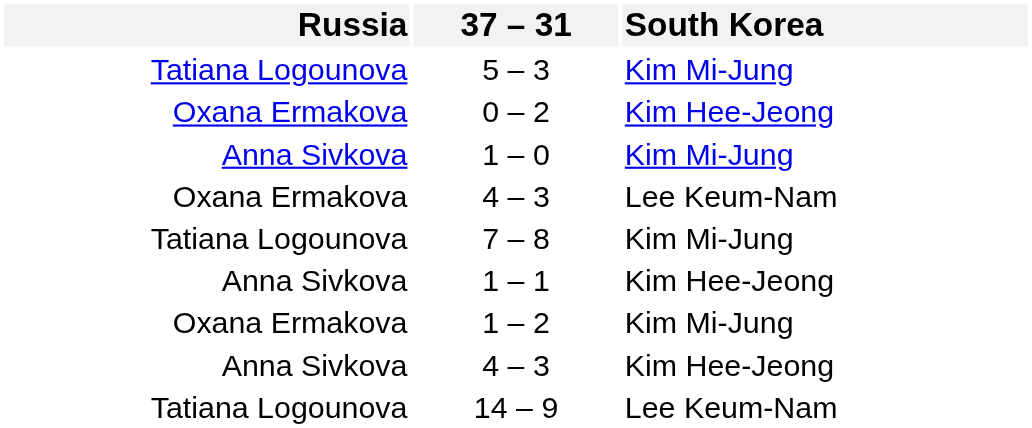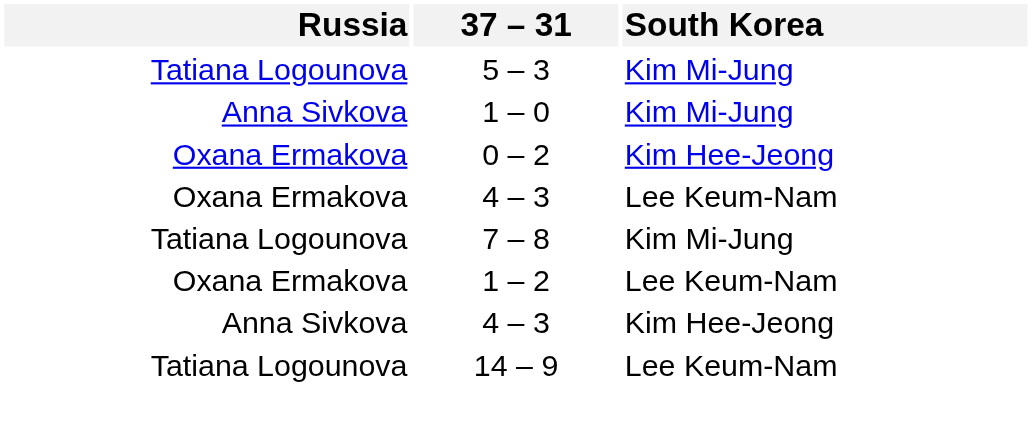rows swapped: (290, 112) <-> (315, 154)
- row: (315, 281)
(709, 323) Kim Mi-Jung -> (731, 281) Lee Keum-Nam
